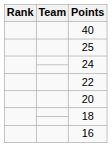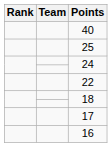- row: (20, 99)
+ row: (20, 116)
